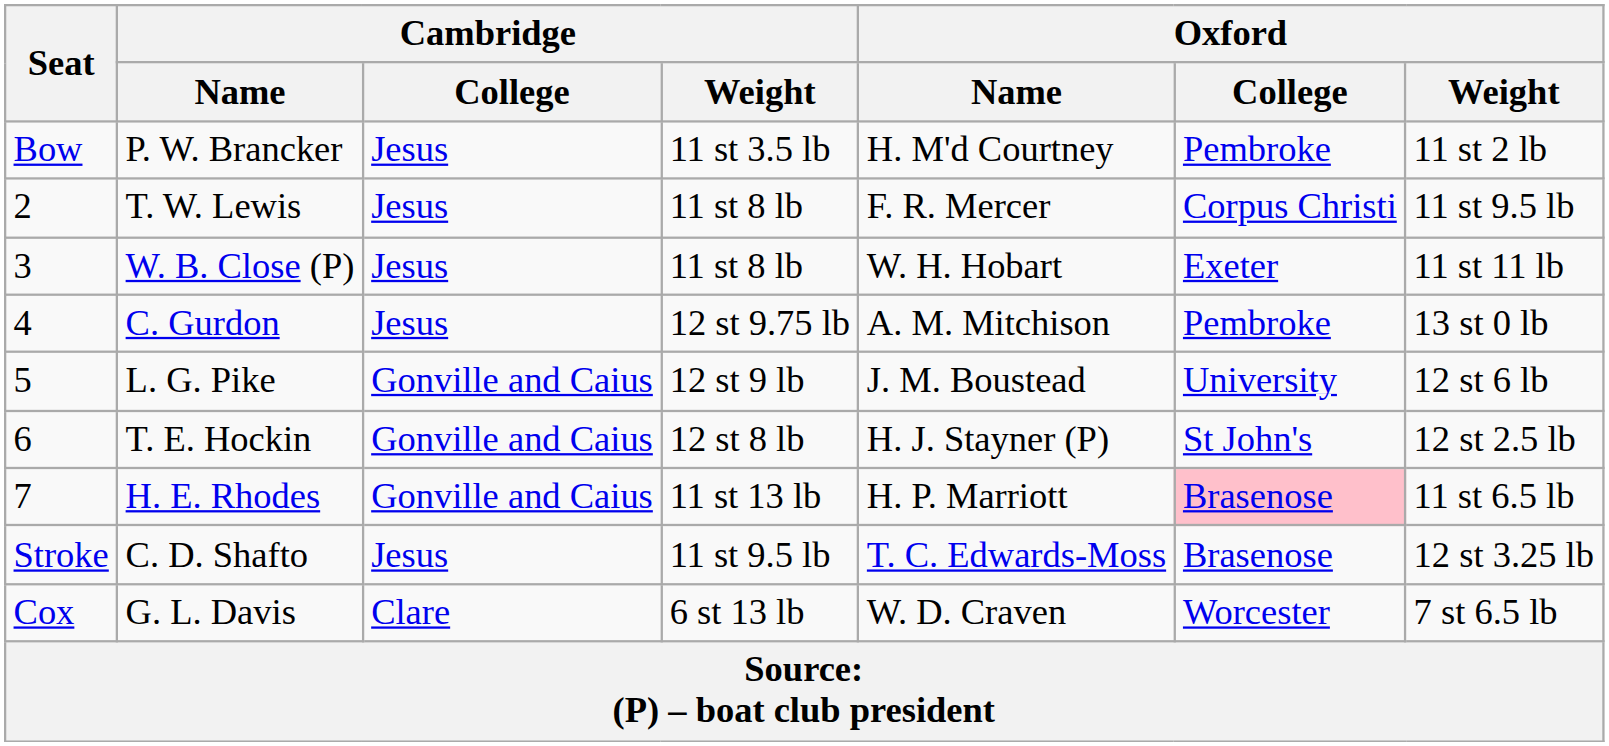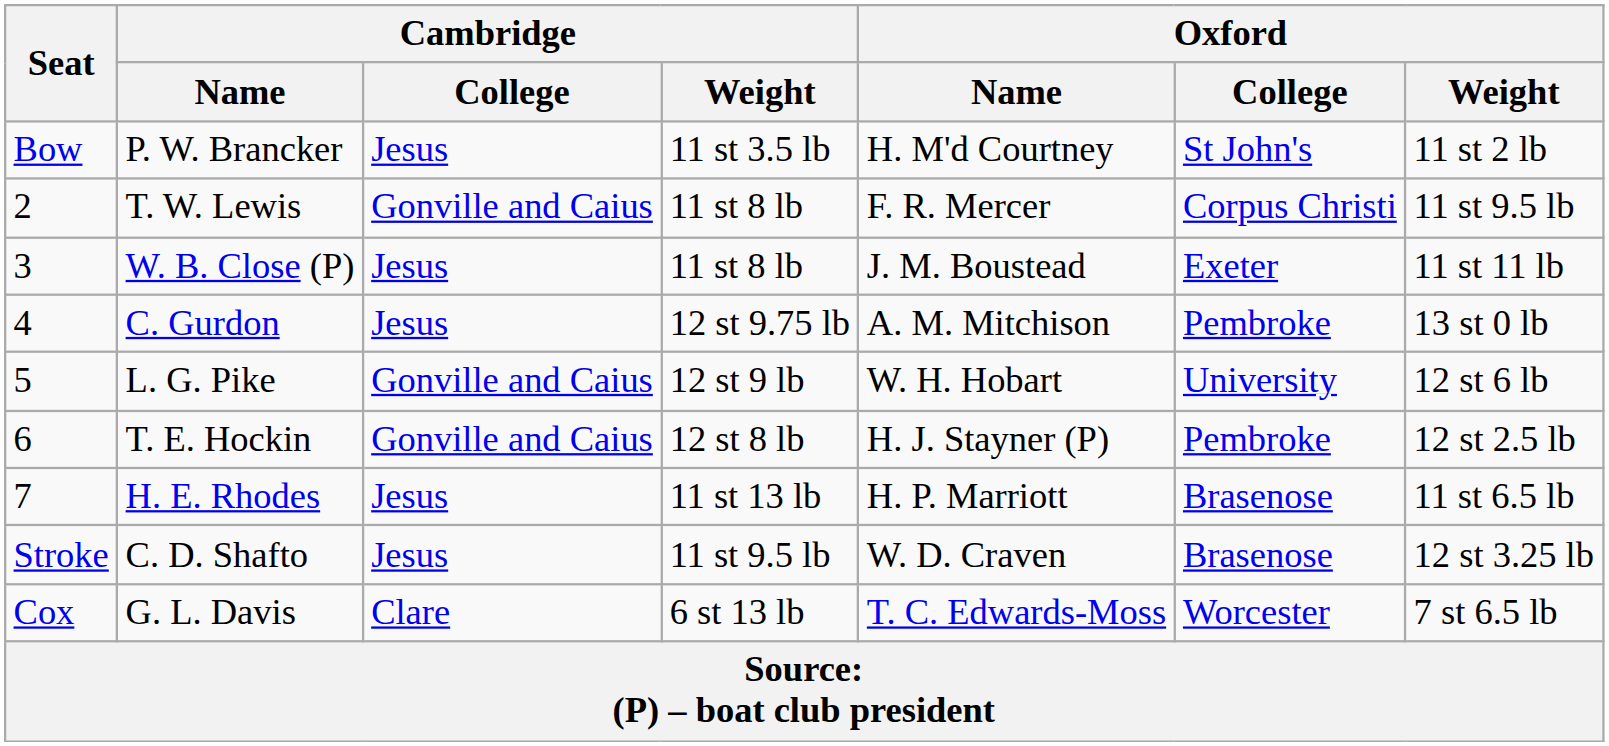(1257, 149) Pembroke -> (1248, 149) St John's
(410, 206) Jesus -> (512, 206) Gonville and Caius
(964, 264) W. H. Hobart -> (976, 264) J. M. Boustead
(976, 380) J. M. Boustead -> (964, 380) W. H. Hobart
(1248, 438) St John's -> (1257, 438) Pembroke
(512, 496) Gonville and Caius -> (410, 496) Jesus
(1258, 496) pink background -> (1258, 496) no background
(1016, 554) T. C. Edwards-Moss -> (966, 554) W. D. Craven
(966, 611) W. D. Craven -> (1016, 611) T. C. Edwards-Moss
